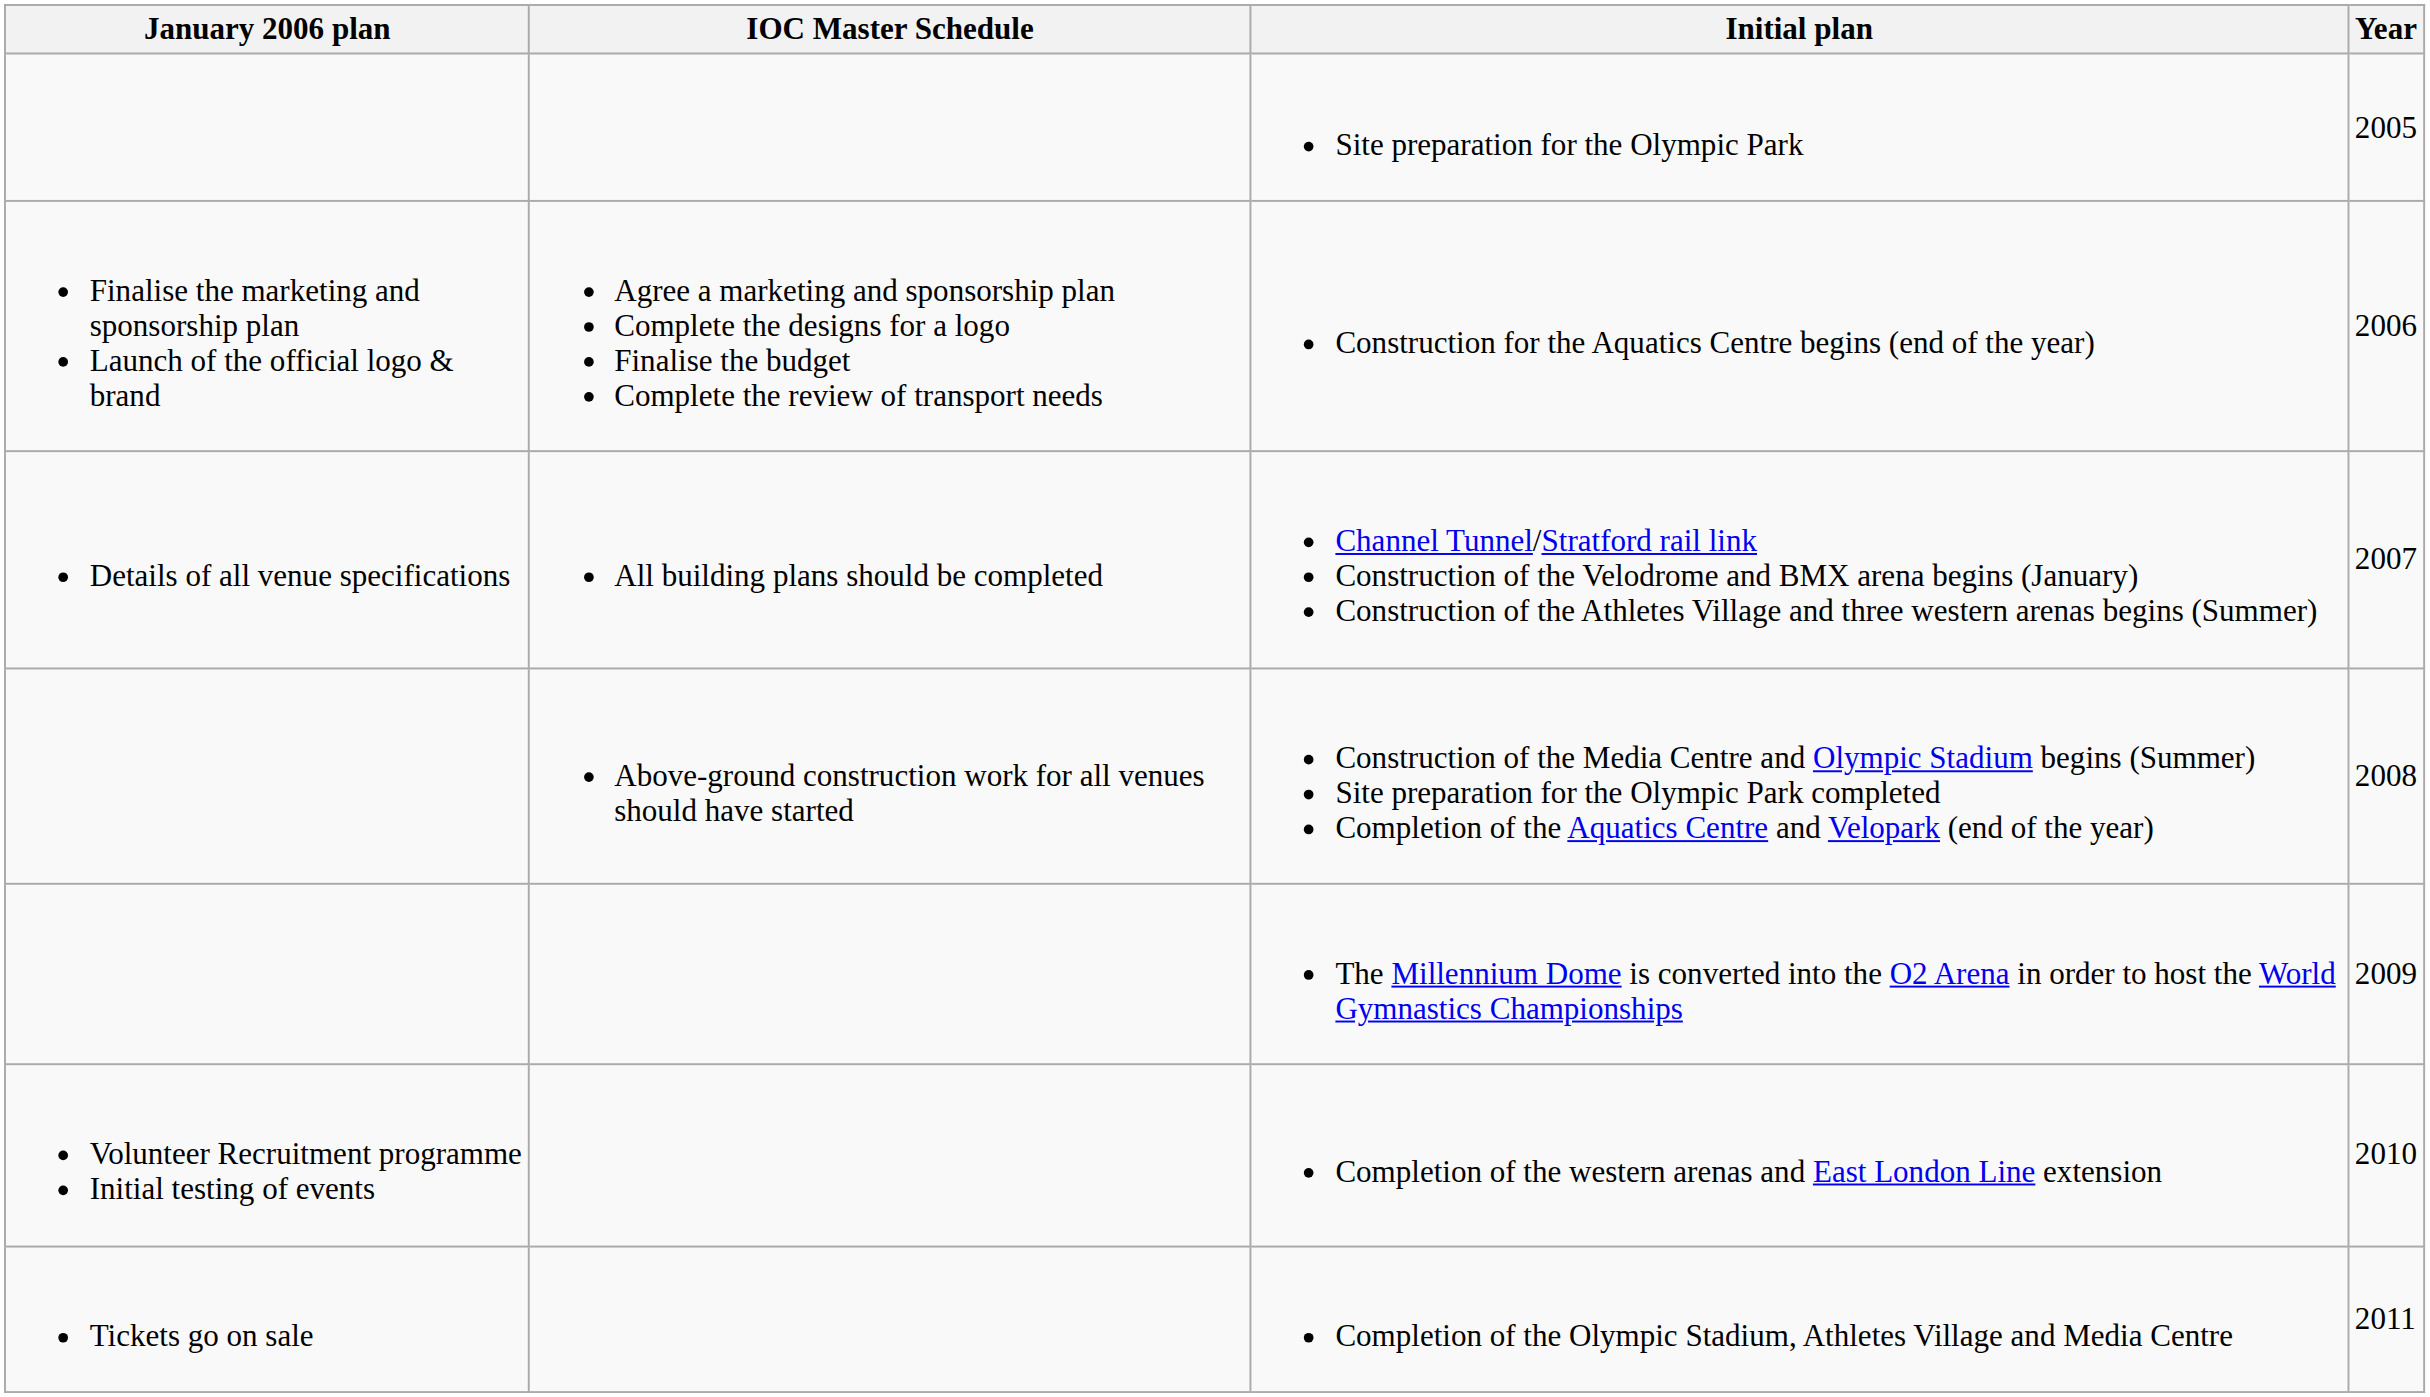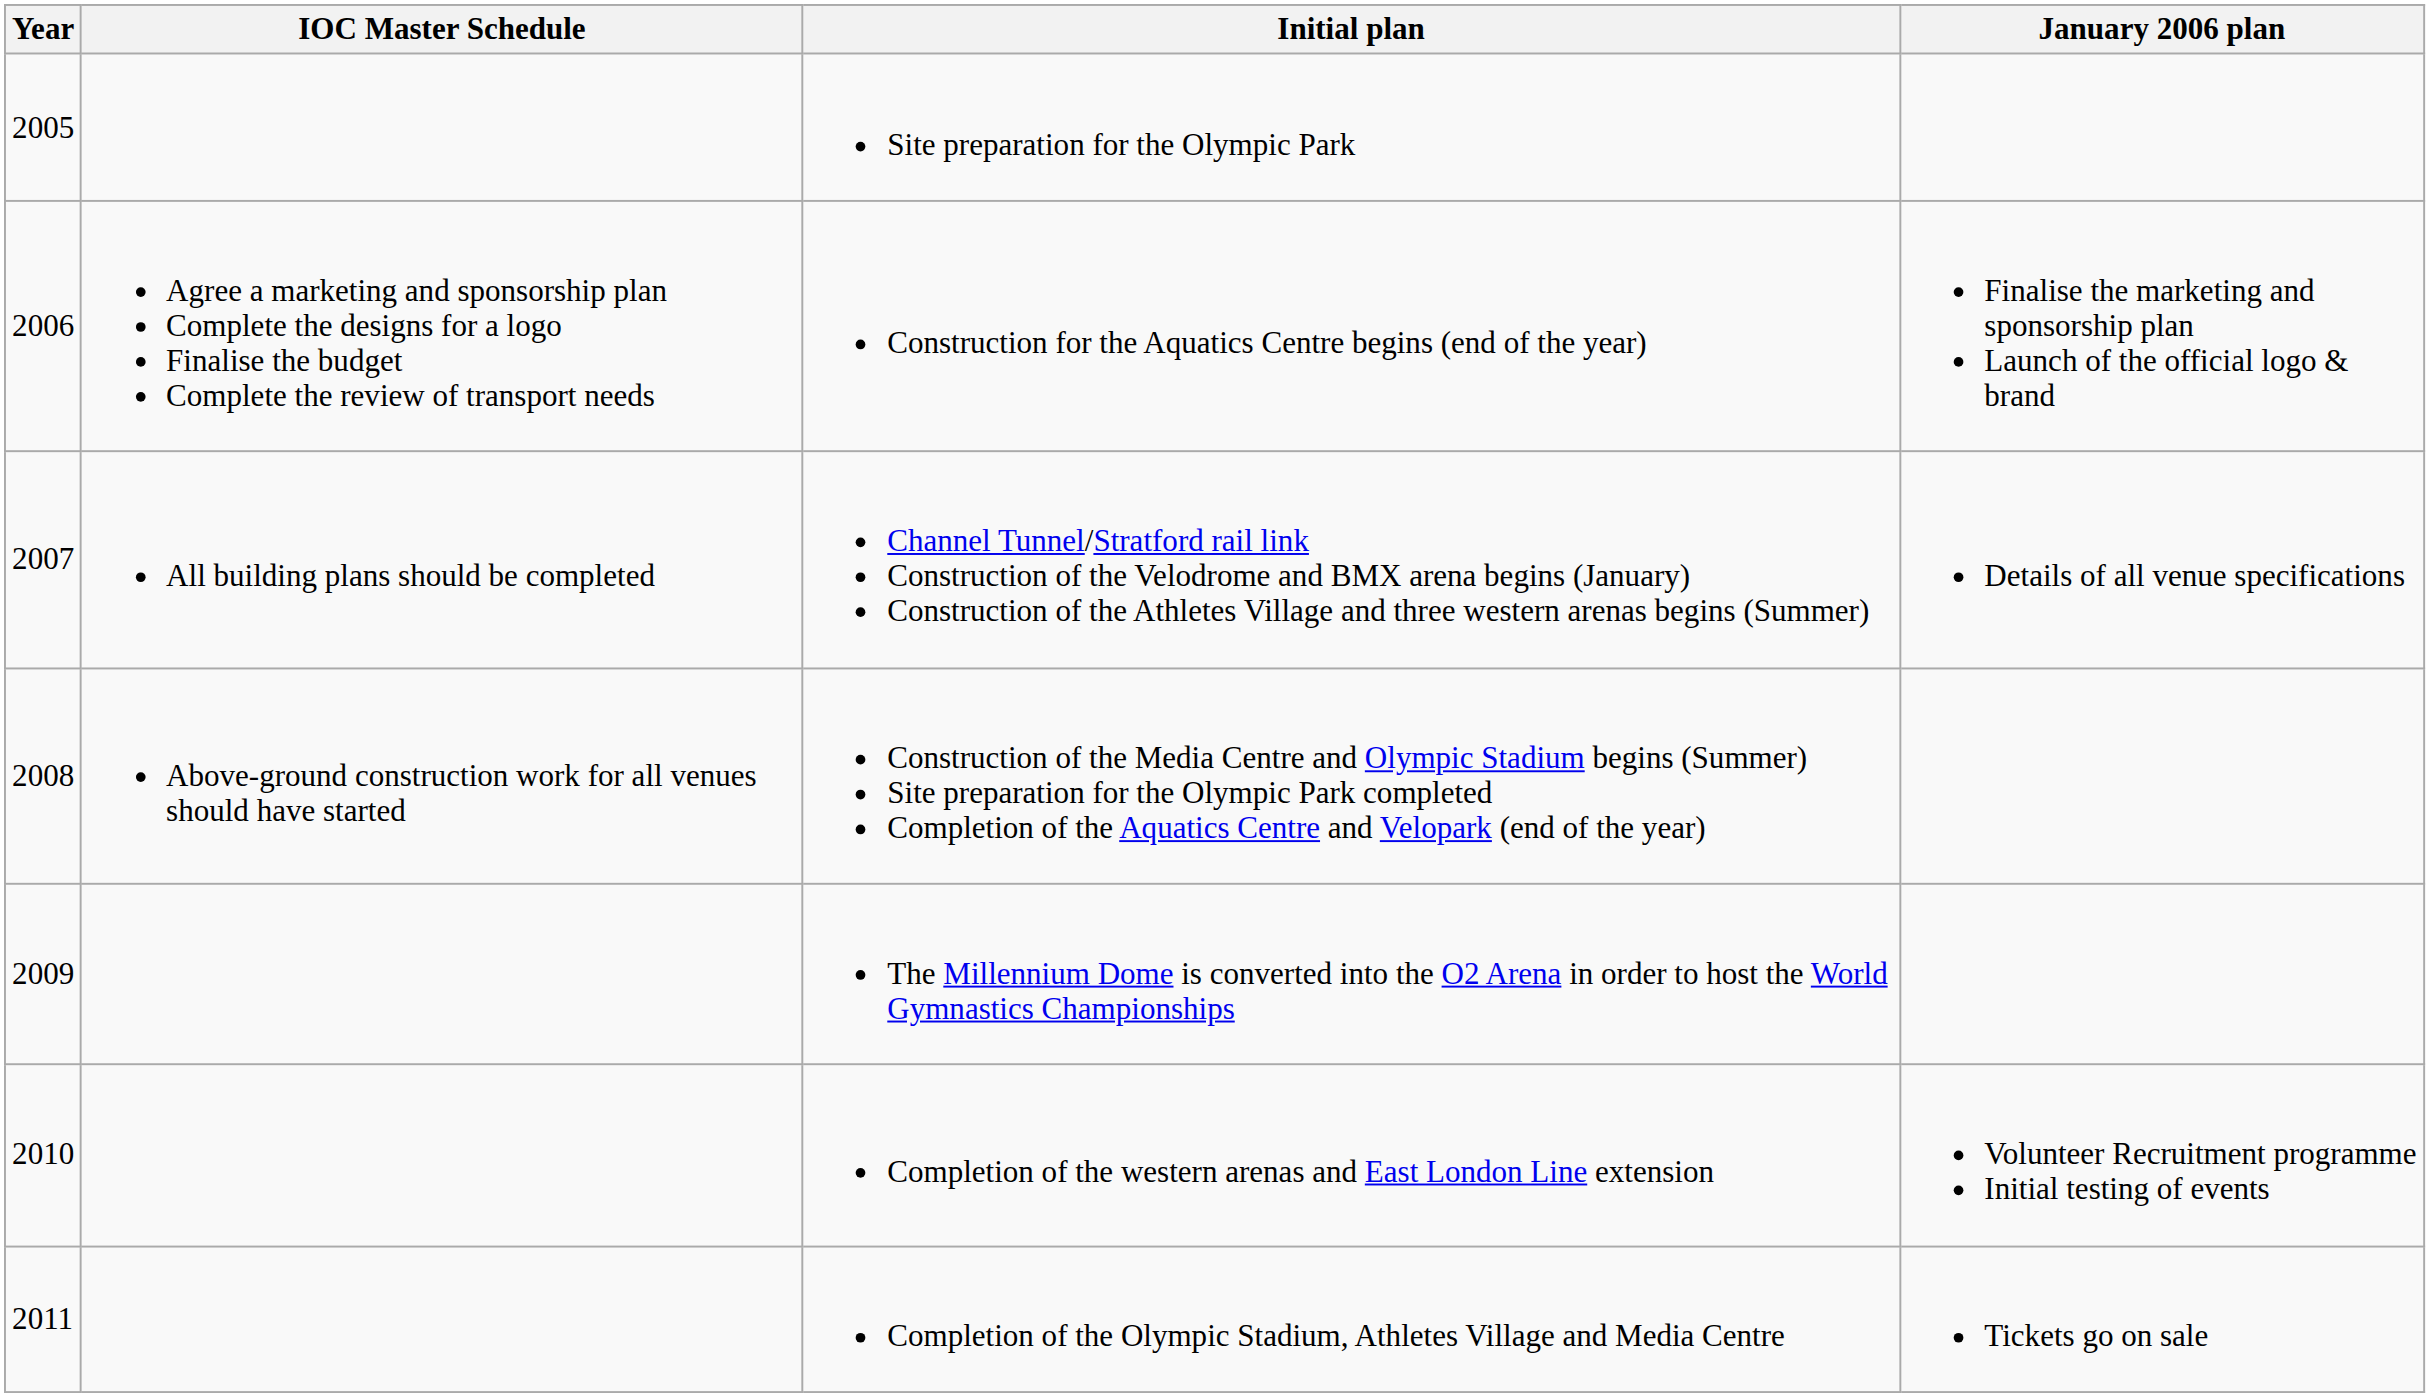columns swapped: (2386, 29) <-> (267, 29)
